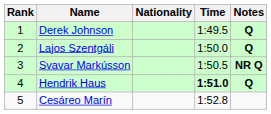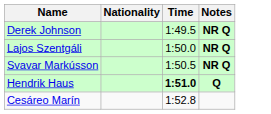- column: (20, 13)
(249, 30) Q -> (217, 30) NR Q
(249, 48) Q -> (217, 48) NR Q
